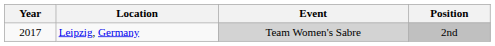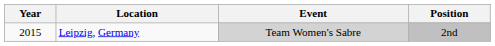(30, 32) 2017 -> (30, 32) 2015
